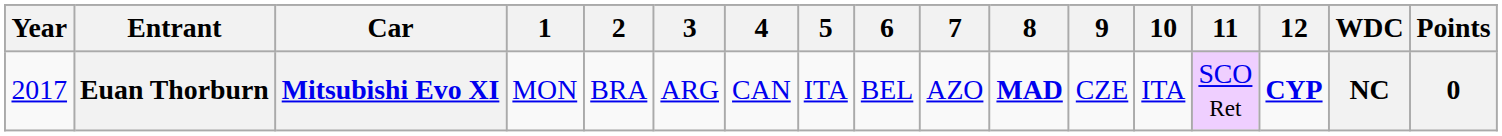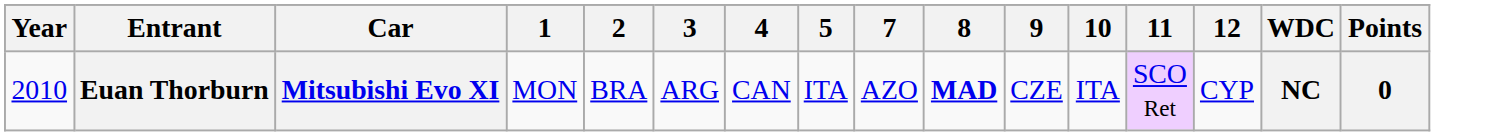- column: (887, 27)
(39, 90) 2017 -> (39, 90) 2010
(1294, 90) bold -> (1227, 90) normal
